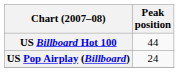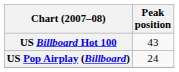(153, 42) 44 -> (153, 42) 43
